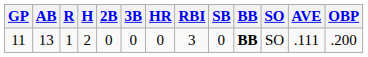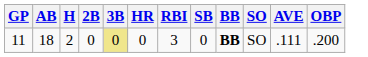- column: (69, 16)
(46, 40) 13 -> (46, 40) 18
(133, 40) no background -> (115, 40) khaki background
